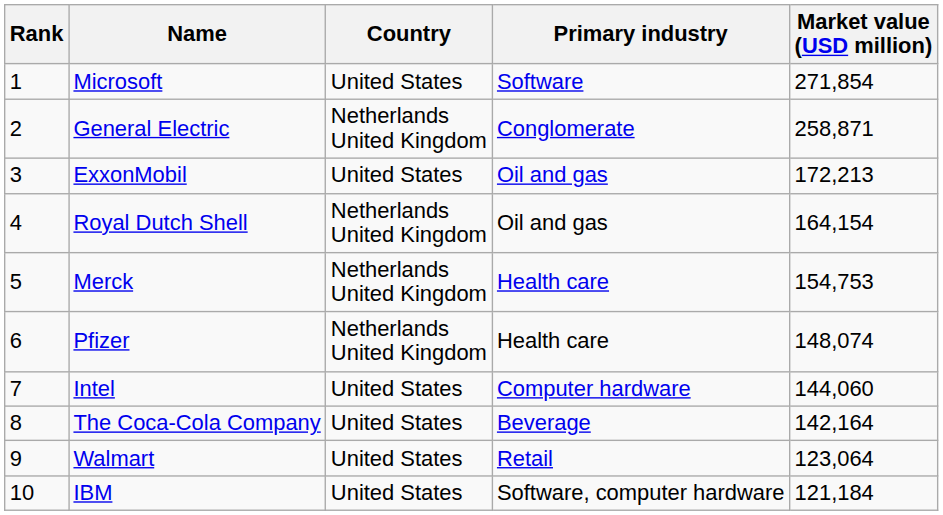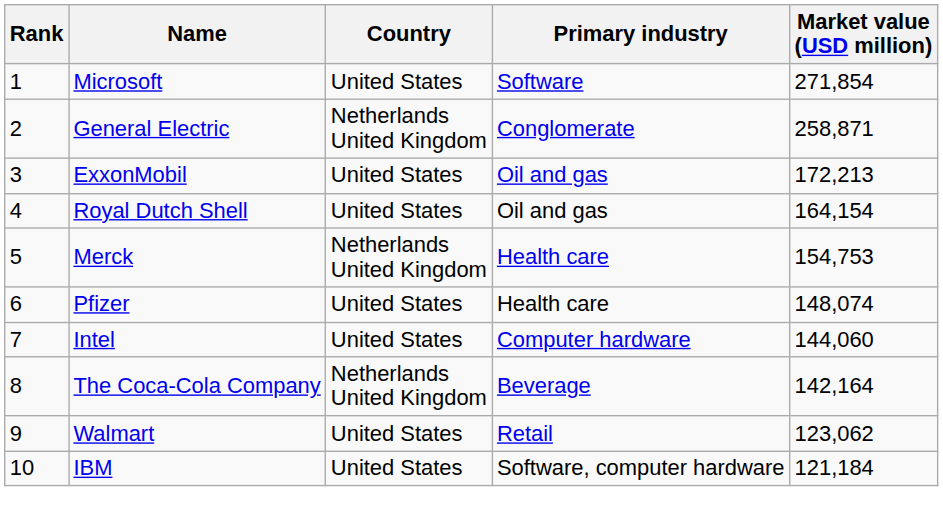(409, 222) Netherlands United Kingdom -> (397, 210) United States
(409, 341) Netherlands United Kingdom -> (397, 304) United States
(397, 423) United States -> (409, 386) Netherlands United Kingdom
(834, 458) 123,064 -> (834, 433) 123,062
